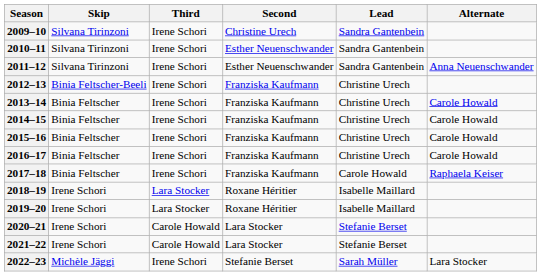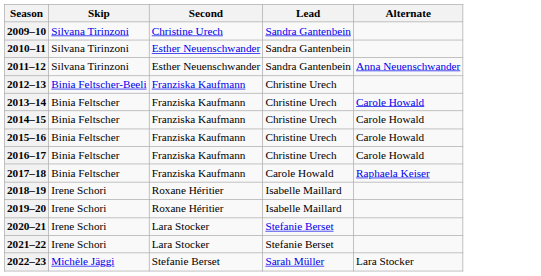- column: (186, 13)
